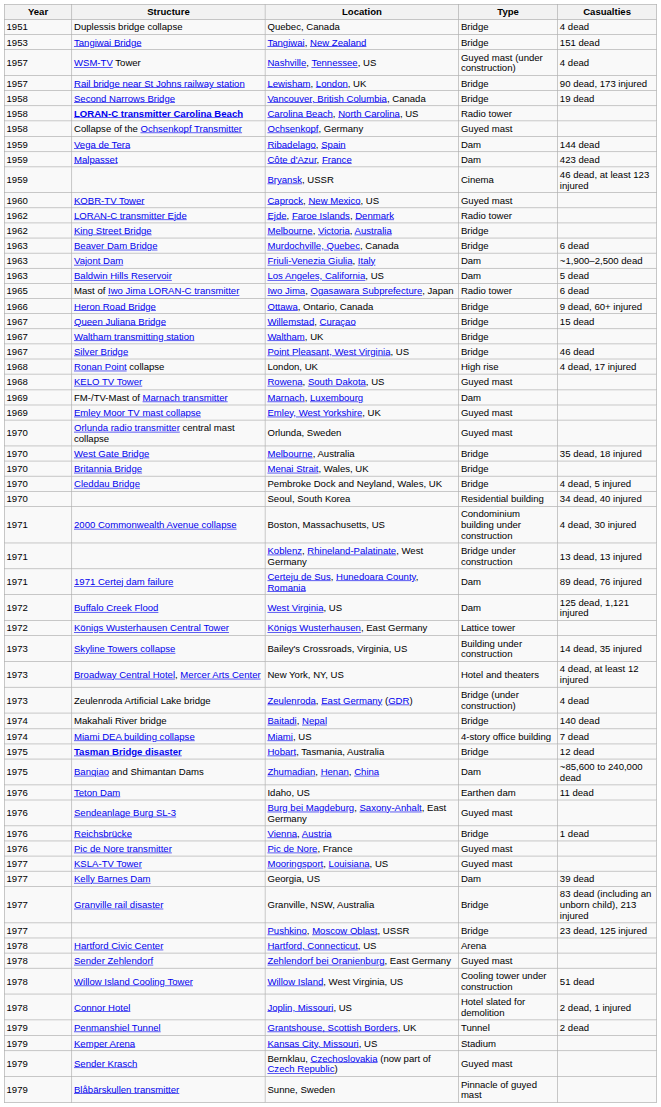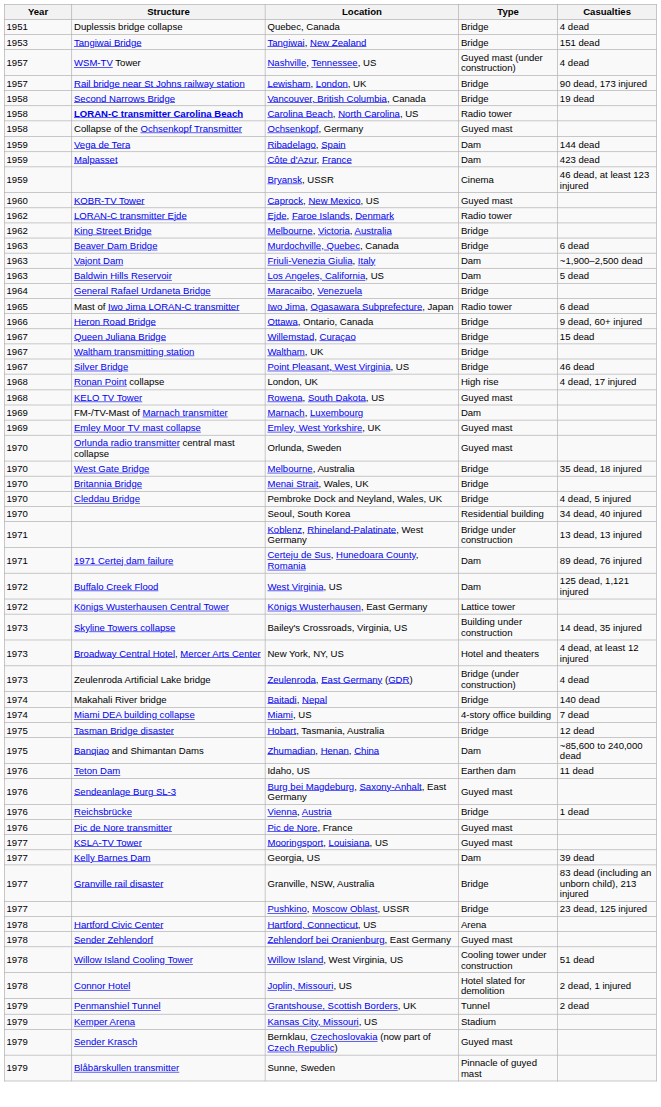+ row: (315, 291)
- row: (326, 525)
(128, 751) bold -> (124, 730) normal
